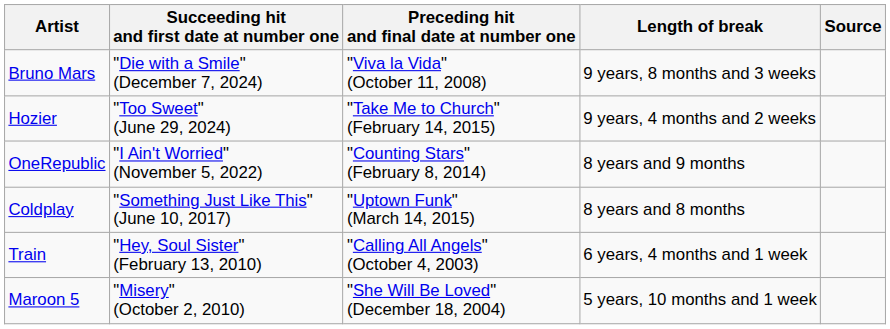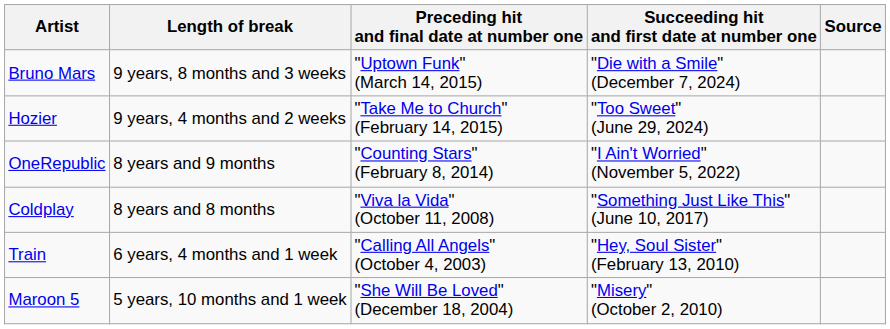columns swapped: (700, 27) <-> (226, 27)
(417, 72) "Viva la Vida" (October 11, 2008) -> (418, 72) "Uptown Funk" (March 14, 2015)
(411, 209) "Uptown Funk" (March 14, 2015) -> (424, 209) "Viva la Vida" (October 11, 2008)
